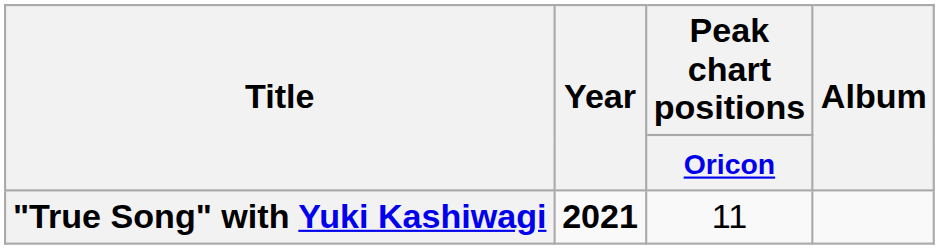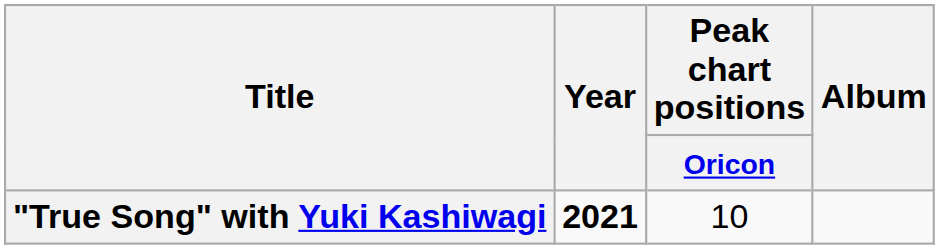(729, 216) 11 -> (729, 216) 10
